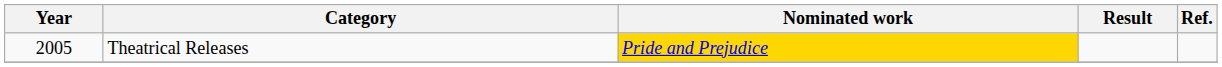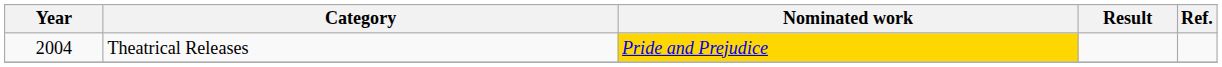(54, 47) 2005 -> (54, 47) 2004
